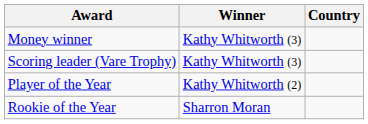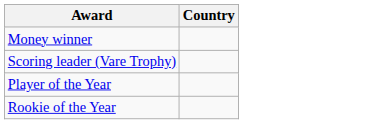- column: (242, 15)
